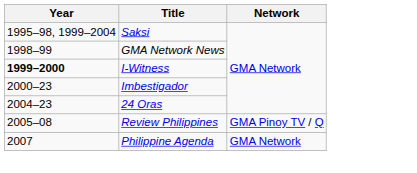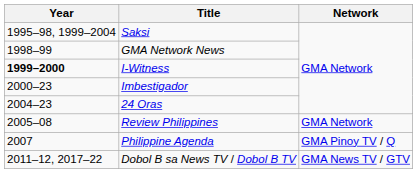(277, 123) GMA Pinoy TV / Q -> (337, 123) GMA Network
(265, 141) GMA Network -> (348, 141) GMA Pinoy TV / Q
+ row: (209, 159)
